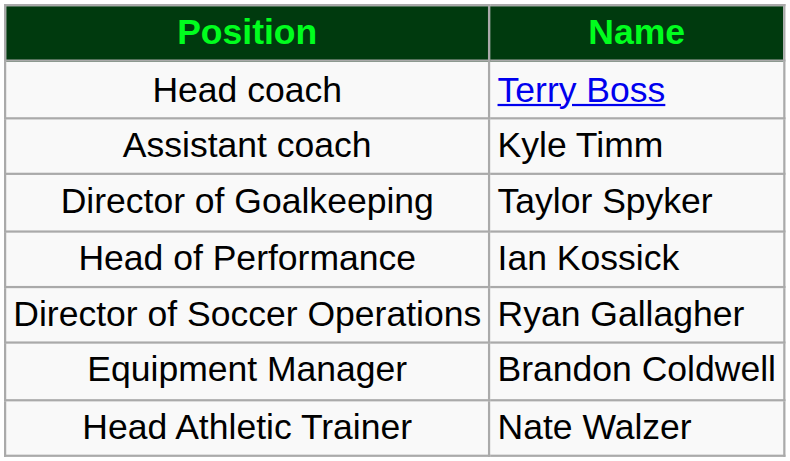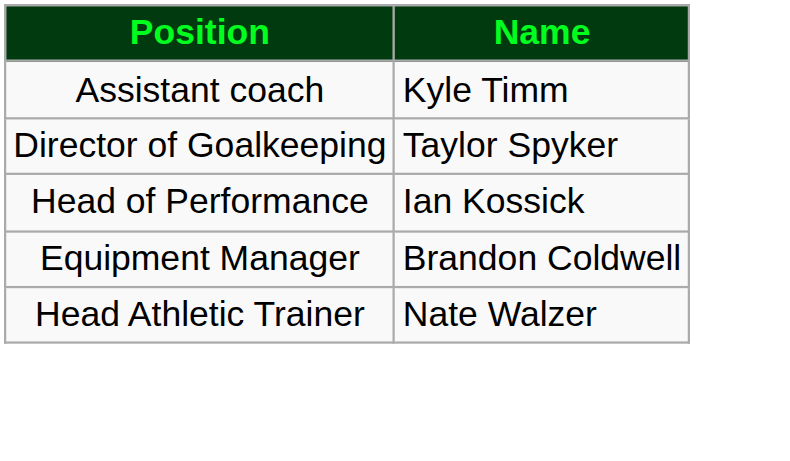- row: (247, 88)
- row: (247, 314)
